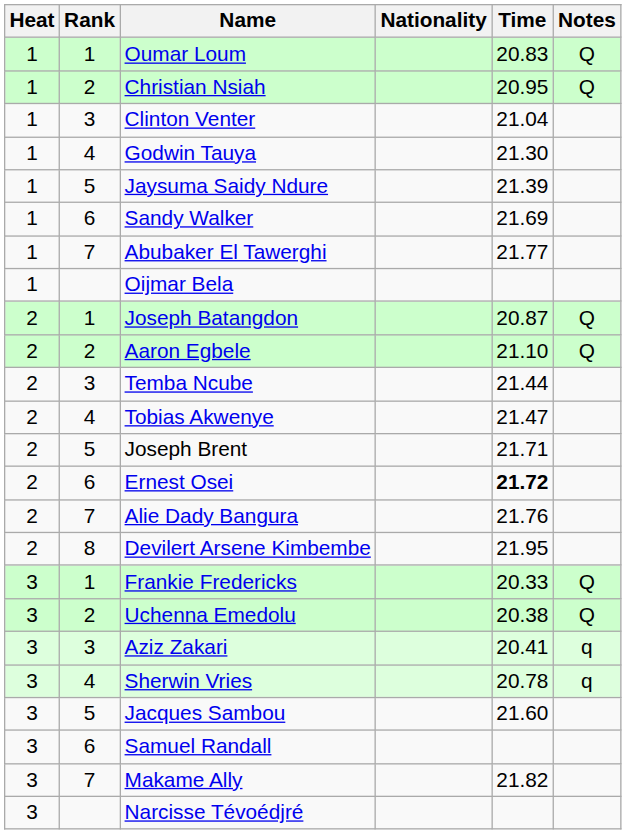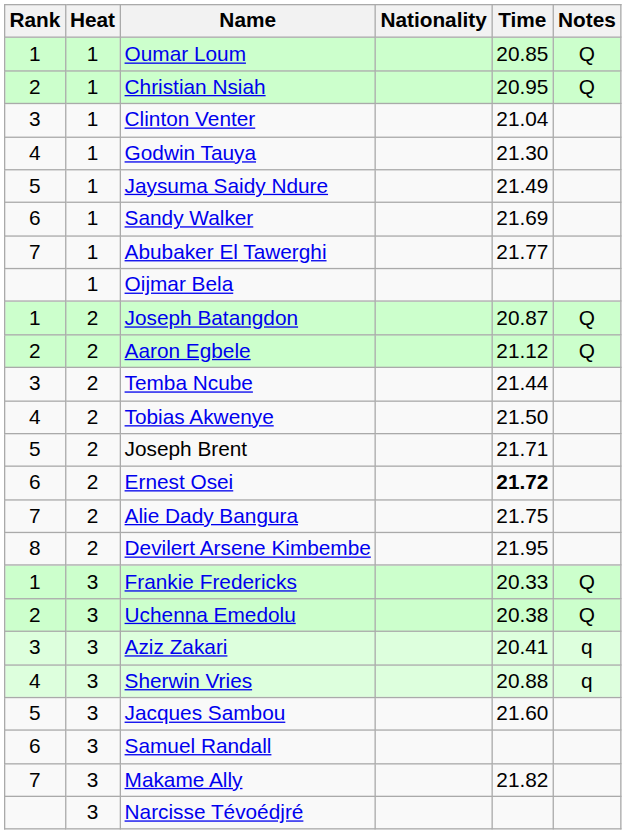columns swapped: (90, 20) <-> (32, 20)
(522, 53) 20.83 -> (522, 53) 20.85
(522, 185) 21.39 -> (522, 185) 21.49
(522, 350) 21.10 -> (522, 350) 21.12
(522, 416) 21.47 -> (522, 416) 21.50
(522, 515) 21.76 -> (522, 515) 21.75
(522, 680) 20.78 -> (522, 680) 20.88
